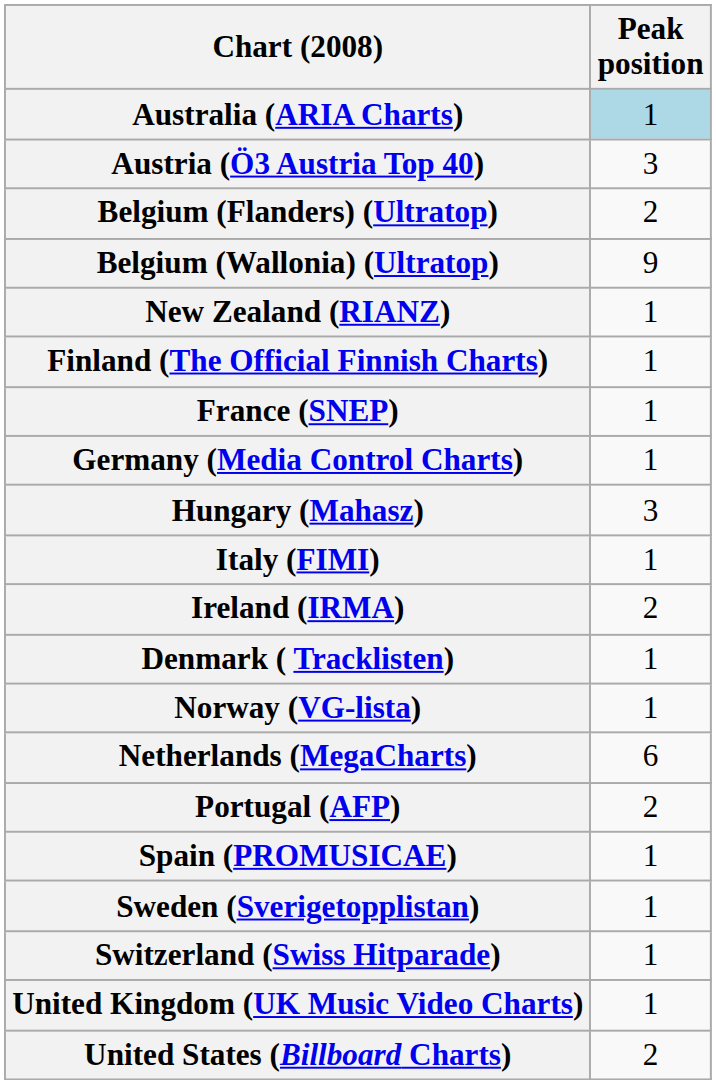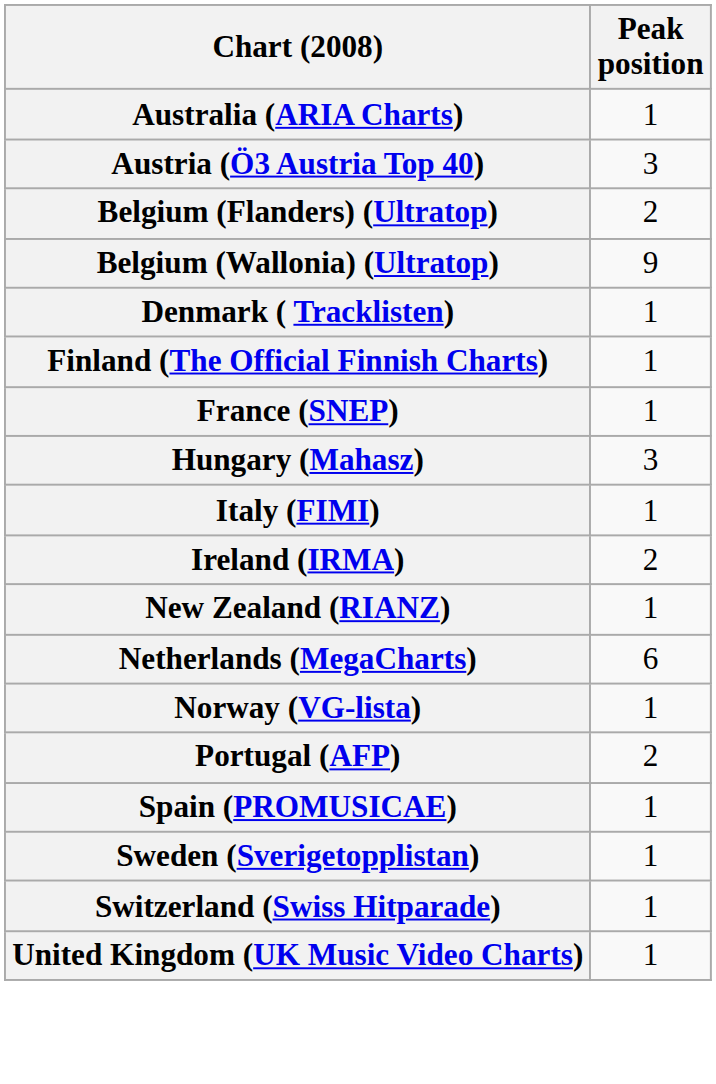(651, 113) lightblue background -> (651, 113) no background
rows swapped: (298, 658) <-> (298, 311)
- row: (298, 460)
rows swapped: (298, 757) <-> (298, 707)
- row: (298, 1053)
